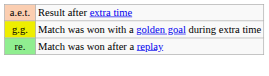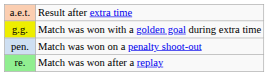+ row: (20, 46)
